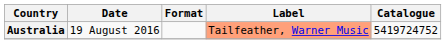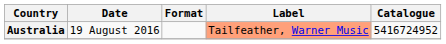(406, 30) 5419724752 -> (406, 30) 5416724952
